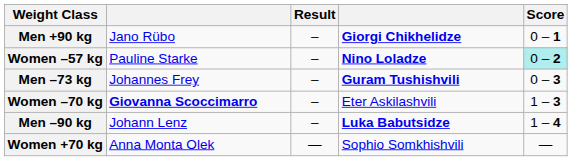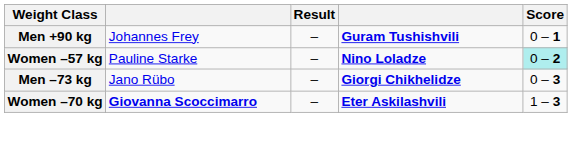(142, 36) Jano Rübo -> (154, 36) Johannes Frey
(401, 36) Giorgi Chikhelidze -> (400, 36) Guram Tushishvili
(154, 79) Johannes Frey -> (142, 79) Jano Rübo
(401, 79) Guram Tushishvili -> (401, 79) Giorgi Chikhelidze
(389, 101) normal -> (394, 101) bold
- row: (55, 123)
- row: (55, 144)
